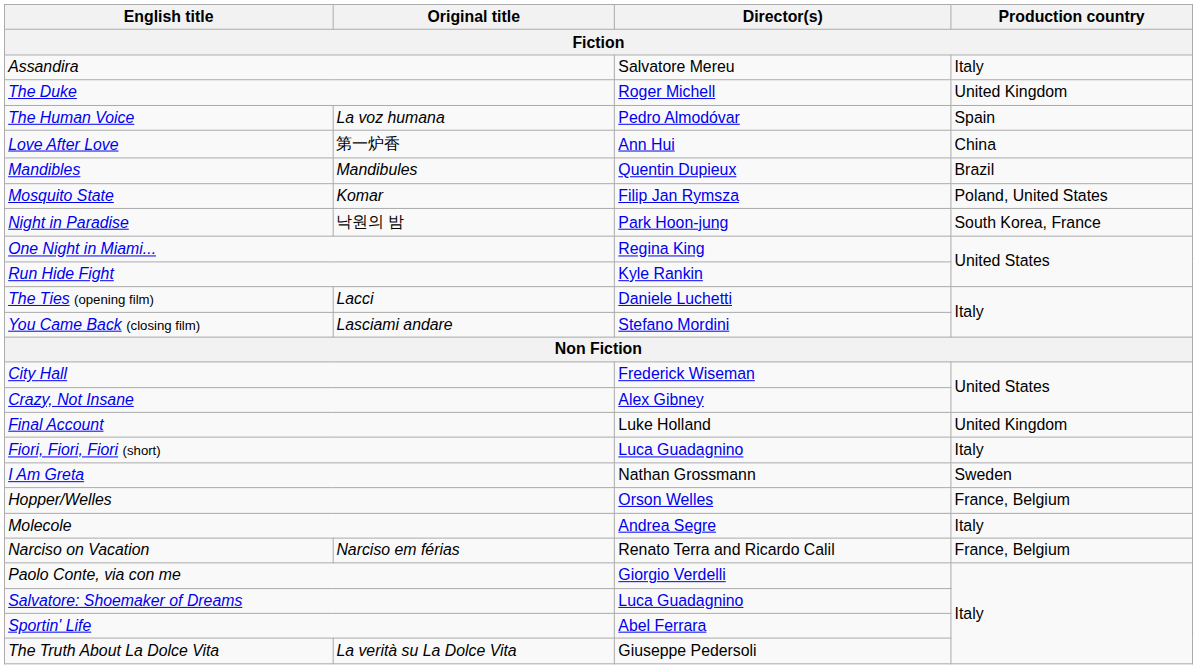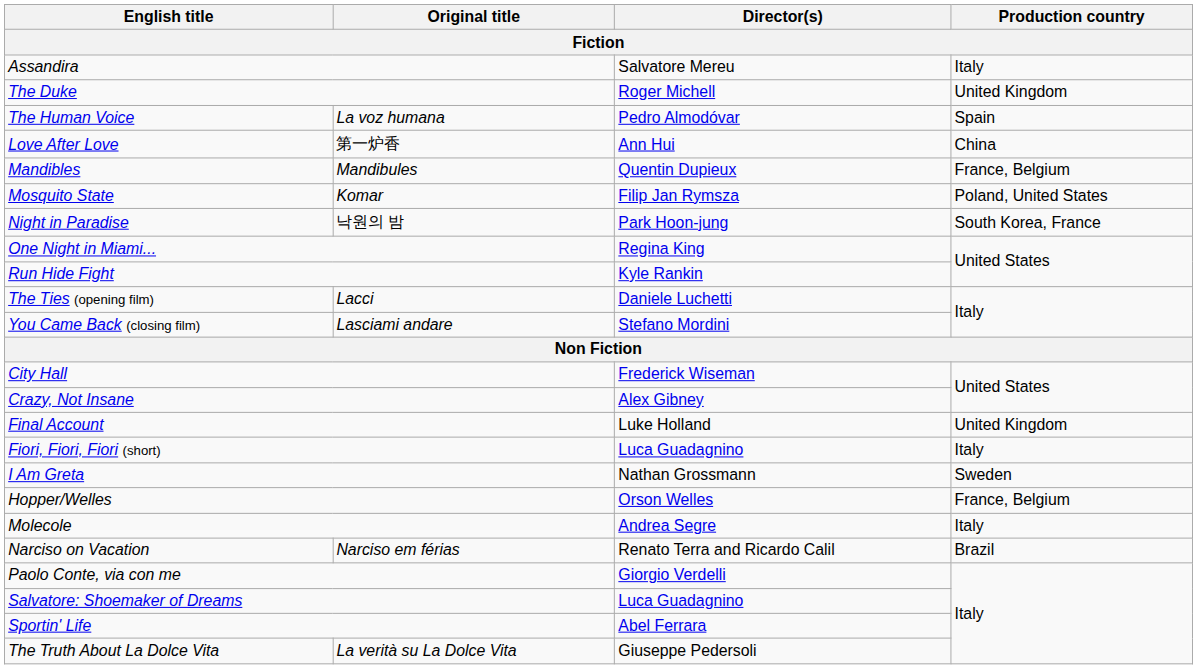(974, 170) Brazil -> (1012, 170) France, Belgium
(1012, 550) France, Belgium -> (974, 550) Brazil
